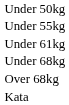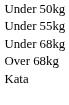- row: (35, 43)
